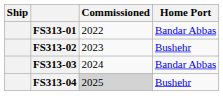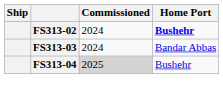- row: (55, 30)
(92, 47) 2023 -> (92, 30) 2024
(173, 47) normal -> (175, 30) bold
